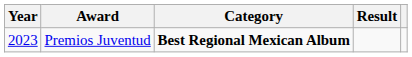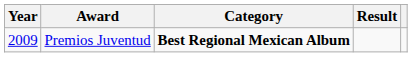(23, 39) 2023 -> (23, 39) 2009
